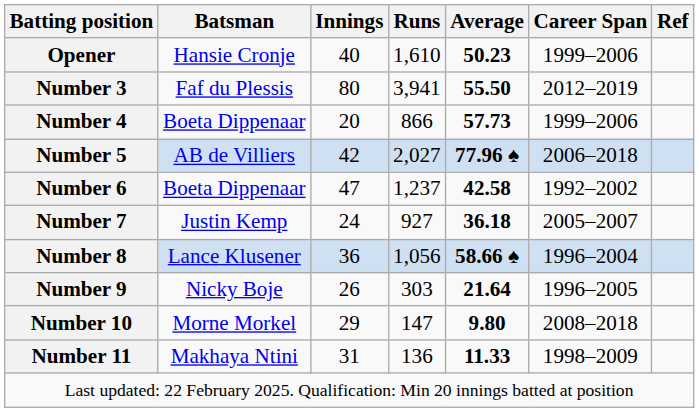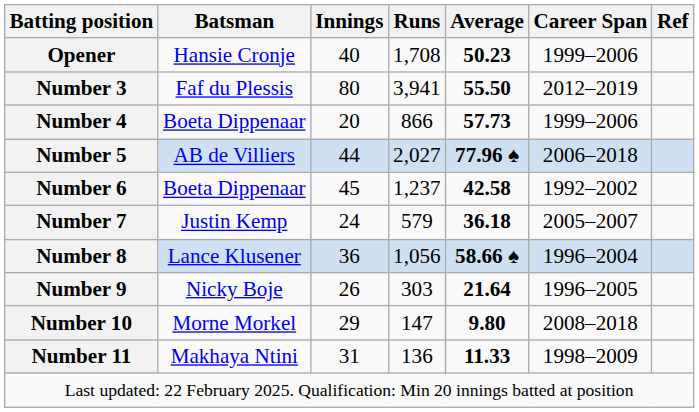(417, 54) 1,610 -> (417, 54) 1,708
(349, 155) 42 -> (349, 155) 44
(349, 188) 47 -> (349, 188) 45
(417, 222) 927 -> (417, 222) 579
